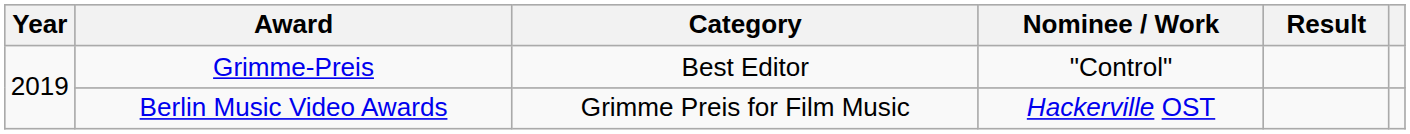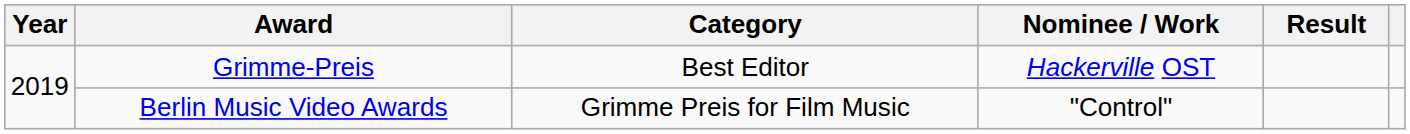(1121, 66) "Control" -> (1121, 66) Hackerville OST
(1121, 107) Hackerville OST -> (1121, 107) "Control"
